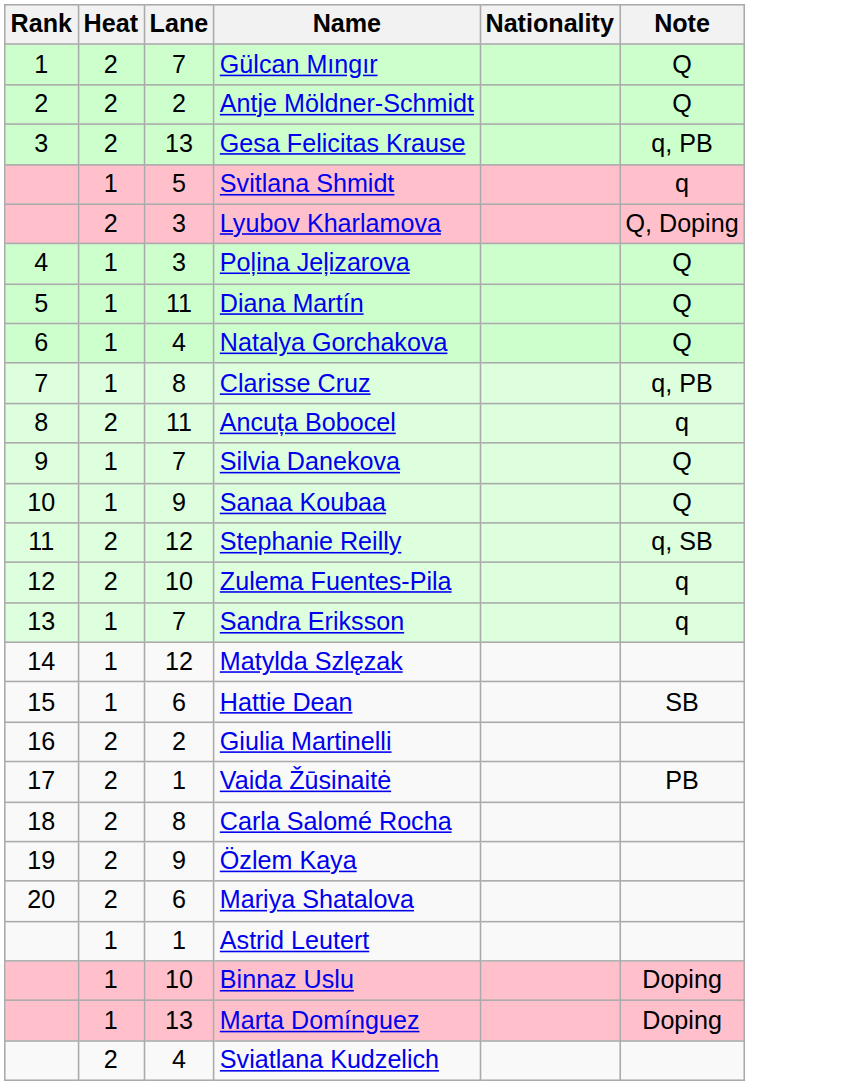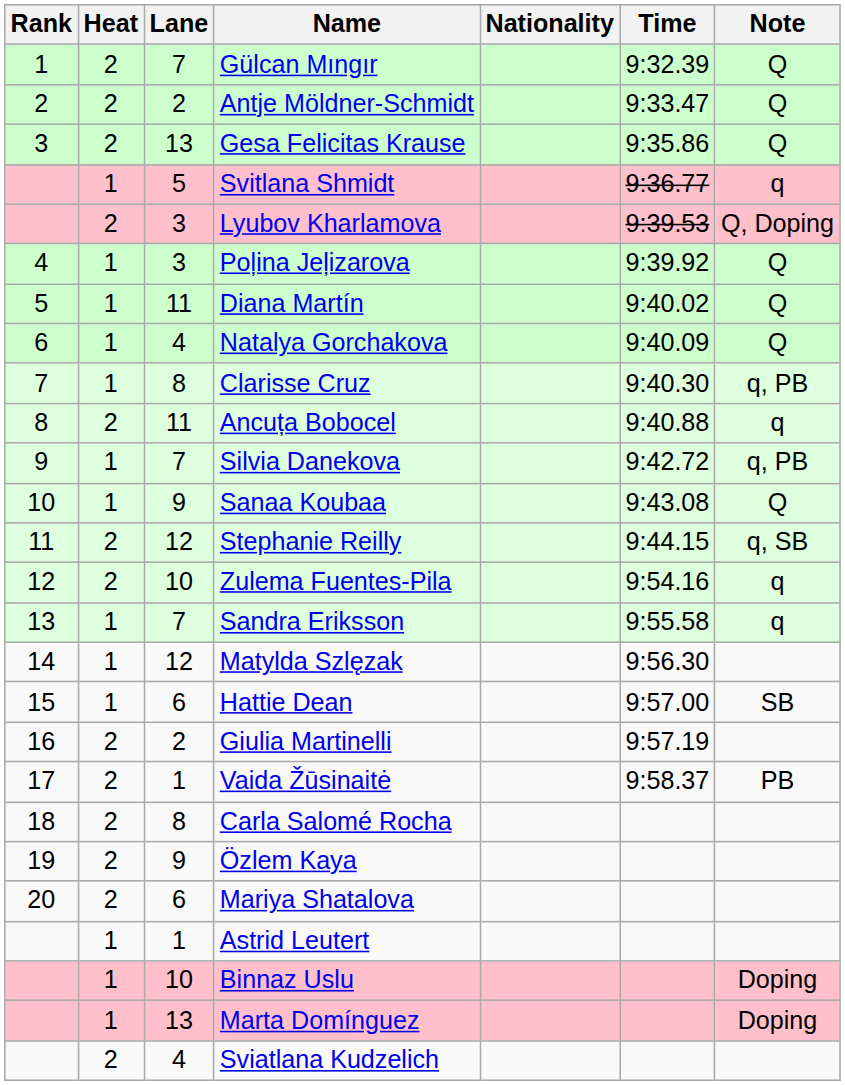+ column: (667, 24)
(682, 143) q, PB -> (777, 143) Q
(682, 462) Q -> (777, 462) q, PB
